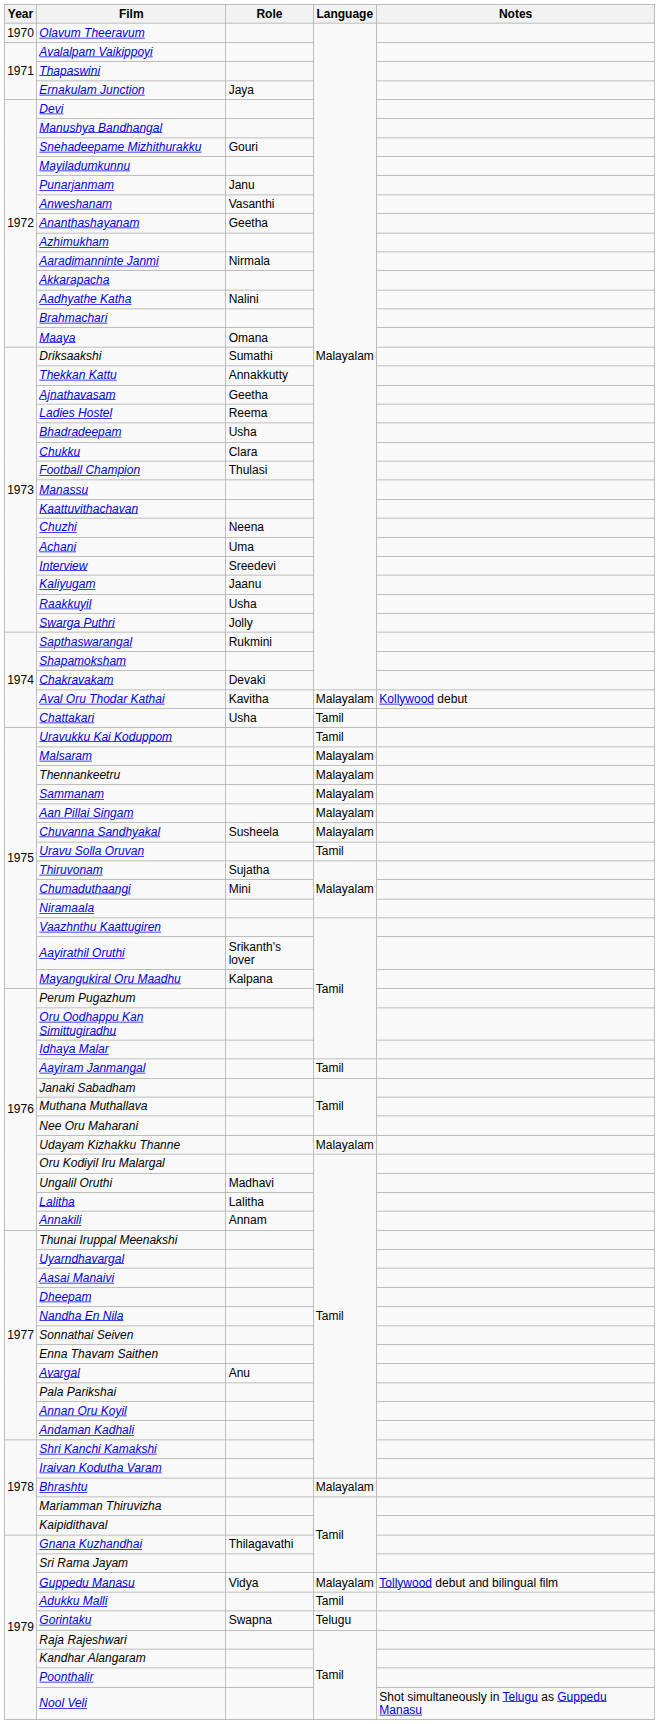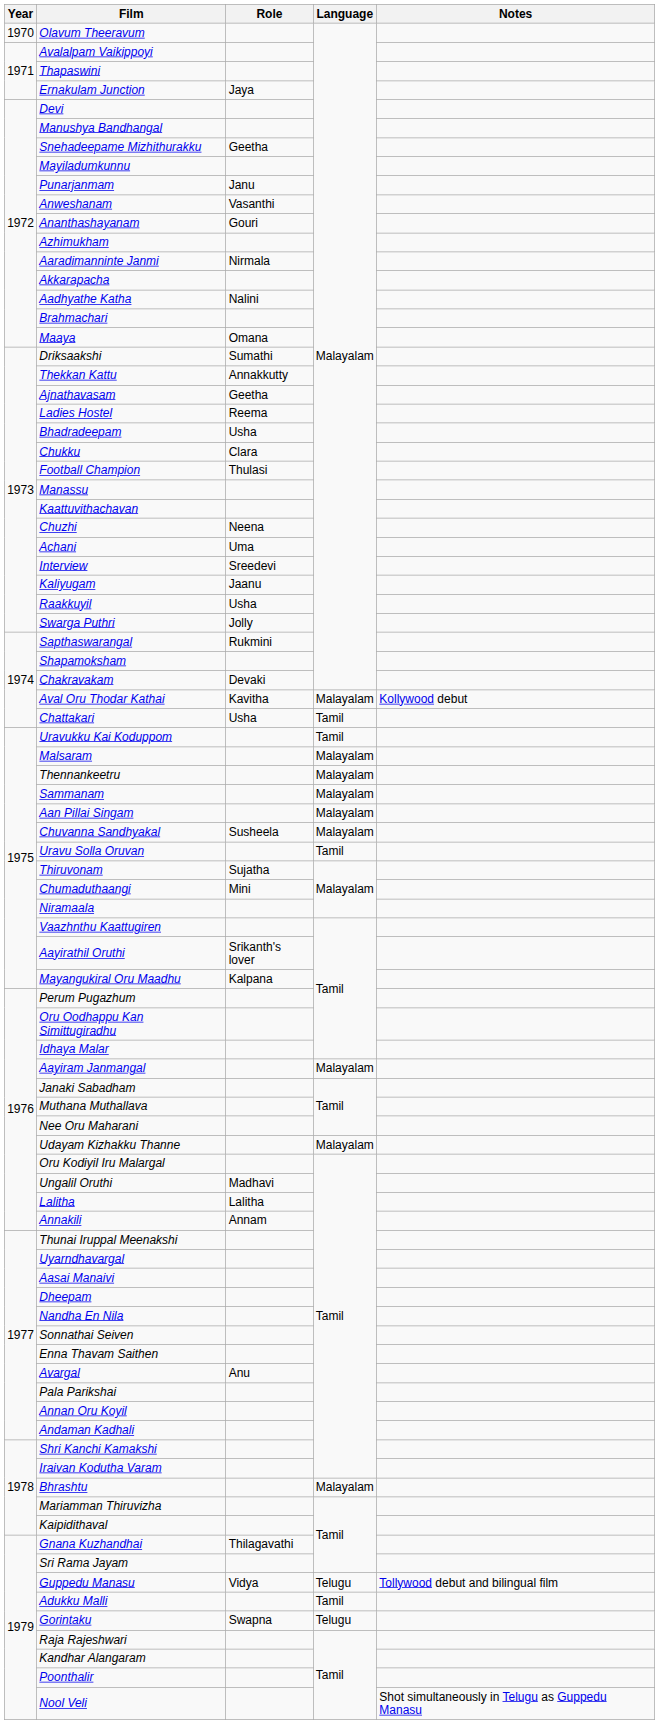(243, 147) Gouri -> (248, 147) Geetha
(248, 223) Geetha -> (243, 223) Gouri
(330, 1068) Tamil -> (345, 1068) Malayalam
(345, 1582) Malayalam -> (333, 1582) Telugu
